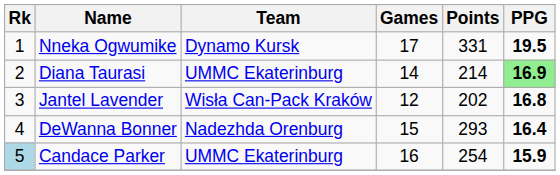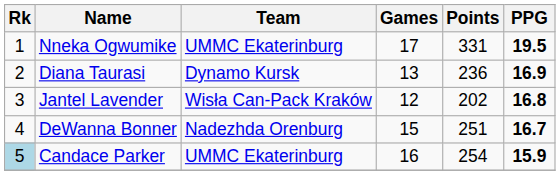(242, 45) Dynamo Kursk -> (264, 45) UMMC Ekaterinburg
(264, 73) UMMC Ekaterinburg -> (242, 73) Dynamo Kursk
(409, 73) 14 -> (409, 73) 13
(473, 73) 214 -> (473, 73) 236
(529, 73) lightgreen background -> (529, 73) no background
(473, 128) 293 -> (473, 128) 251
(529, 128) 16.4 -> (529, 128) 16.7
